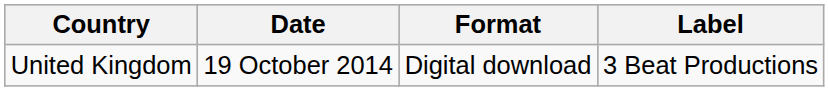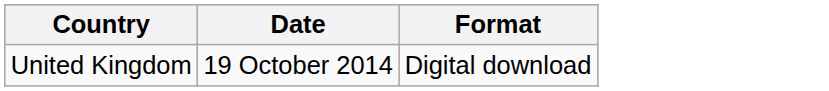- column: (711, 24)
